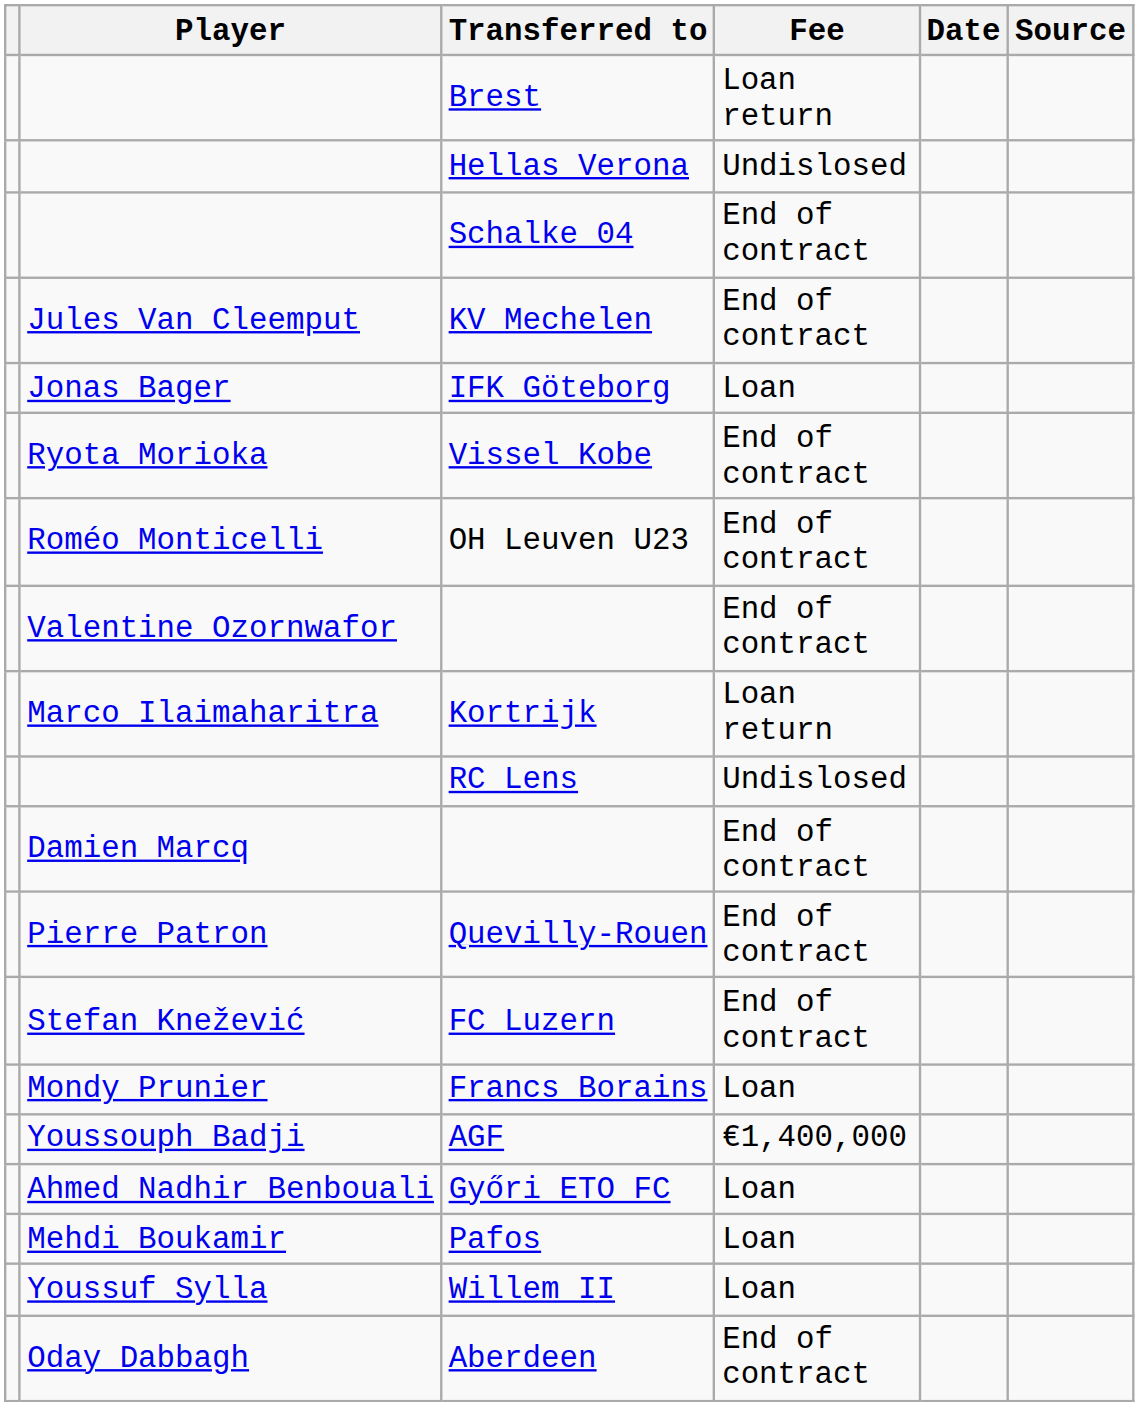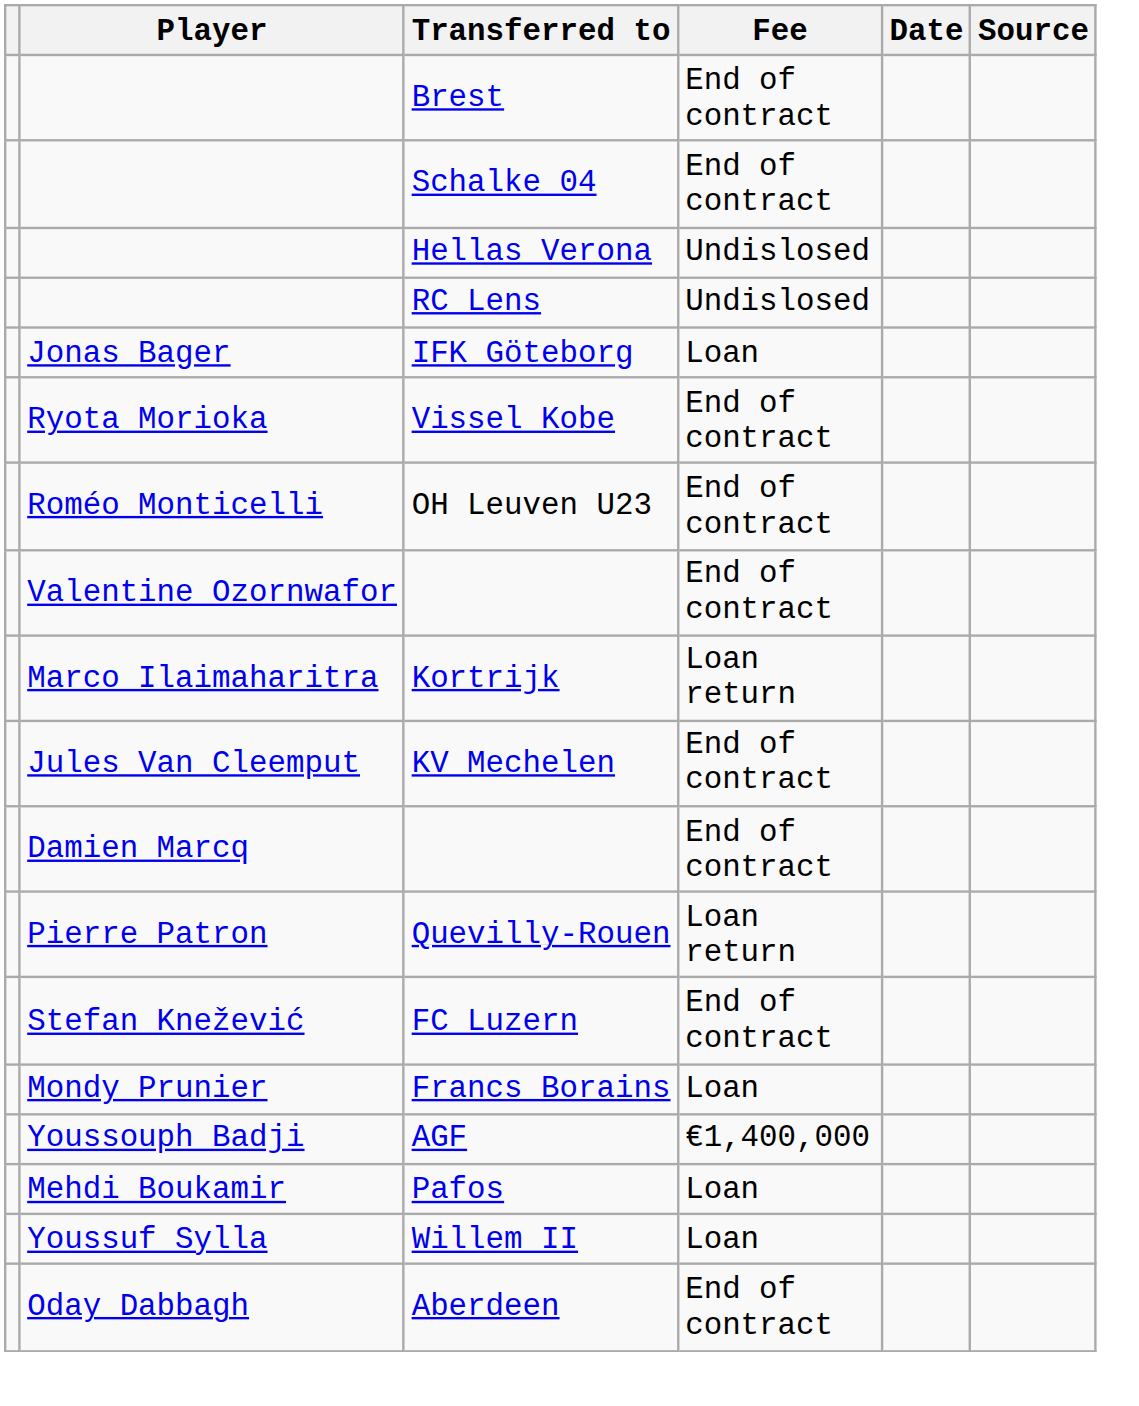(778, 98) Loan return -> (759, 98) End of contract
rows swapped: (231, 234) <-> (231, 166)
rows swapped: (231, 781) <-> (194, 320)
(796, 935) End of contract -> (741, 935) Loan return
- row: (231, 1189)
